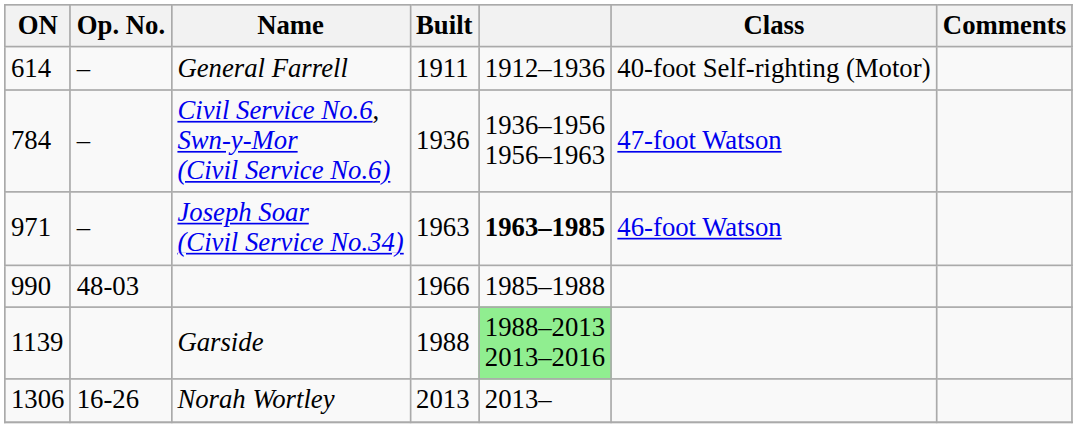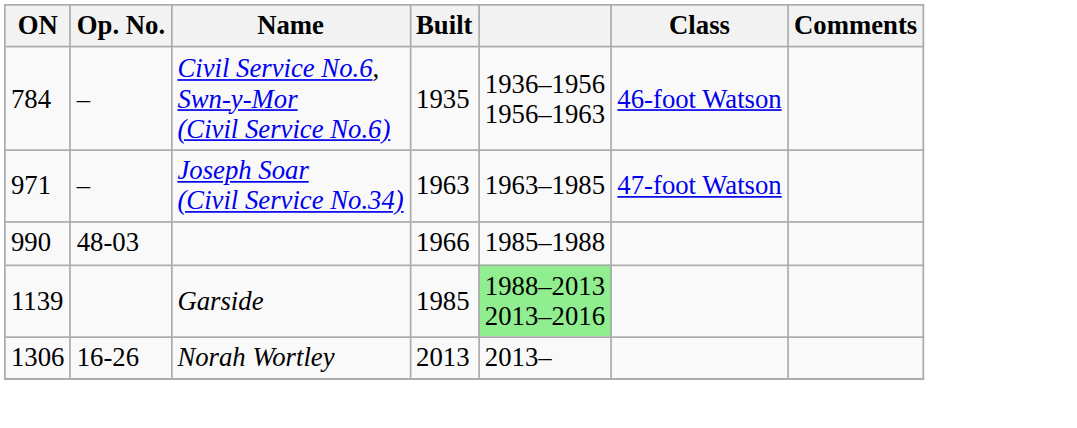- row: (31, 68)
(443, 140) 1936 -> (443, 98) 1935
(700, 140) 47-foot Watson -> (700, 98) 46-foot Watson
(545, 227) bold -> (545, 185) normal
(700, 227) 46-foot Watson -> (700, 185) 47-foot Watson
(443, 342) 1988 -> (443, 300) 1985
